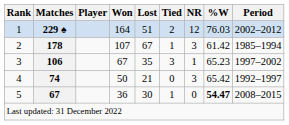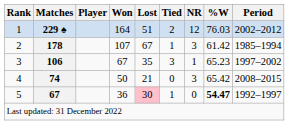(258, 78) 1992–1997 -> (258, 78) 2008–2015
(147, 95) no background -> (147, 95) pink background
(258, 95) 2008–2015 -> (258, 95) 1992–1997
